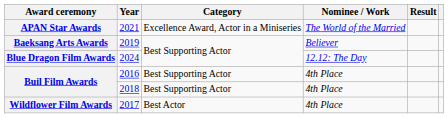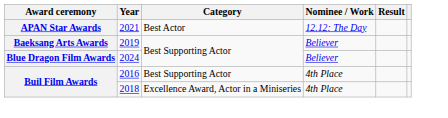(222, 27) Excellence Award, Actor in a Miniseries -> (164, 27) Best Actor
(355, 27) The World of the Married -> (336, 27) 12.12: The Day
(336, 58) 12.12: The Day -> (322, 58) Believer
(187, 89) Best Supporting Actor -> (222, 89) Excellence Award, Actor in a Miniseries
- row: (129, 105)
